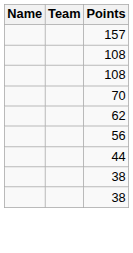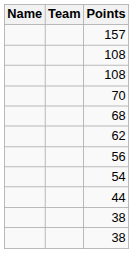+ row: (25, 116)
+ row: (25, 177)
